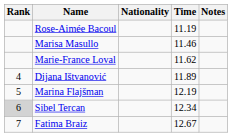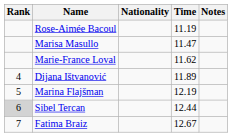(185, 44) 11.46 -> (185, 44) 11.47
(185, 108) 12.34 -> (185, 108) 12.44
